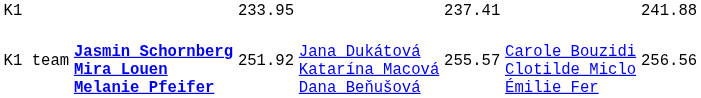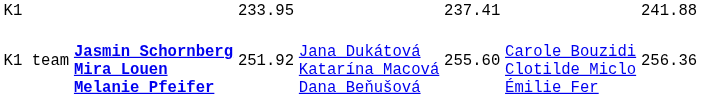(472, 60) 255.57 -> (472, 60) 255.60
(669, 60) 256.56 -> (669, 60) 256.36
